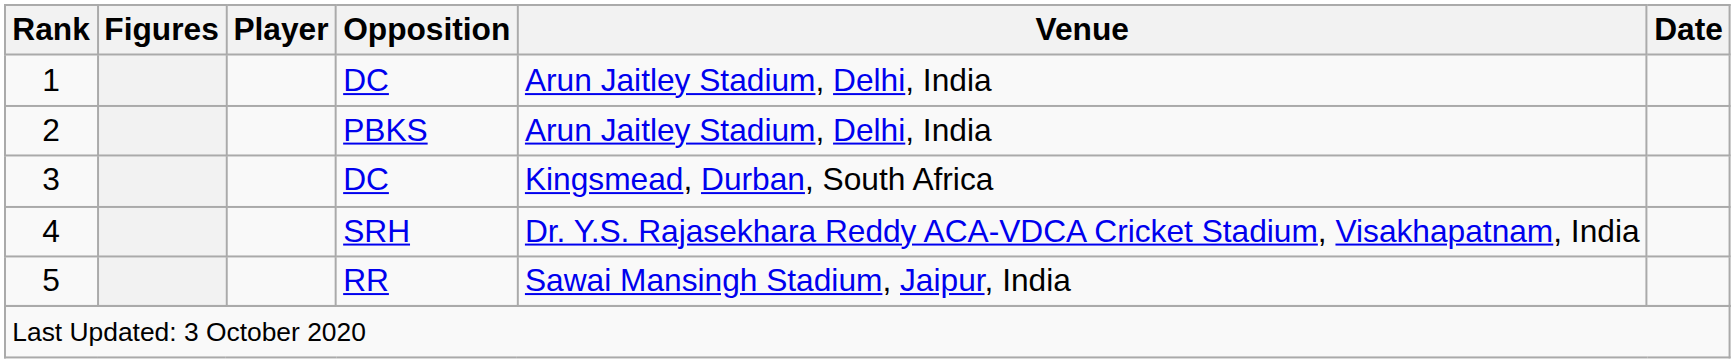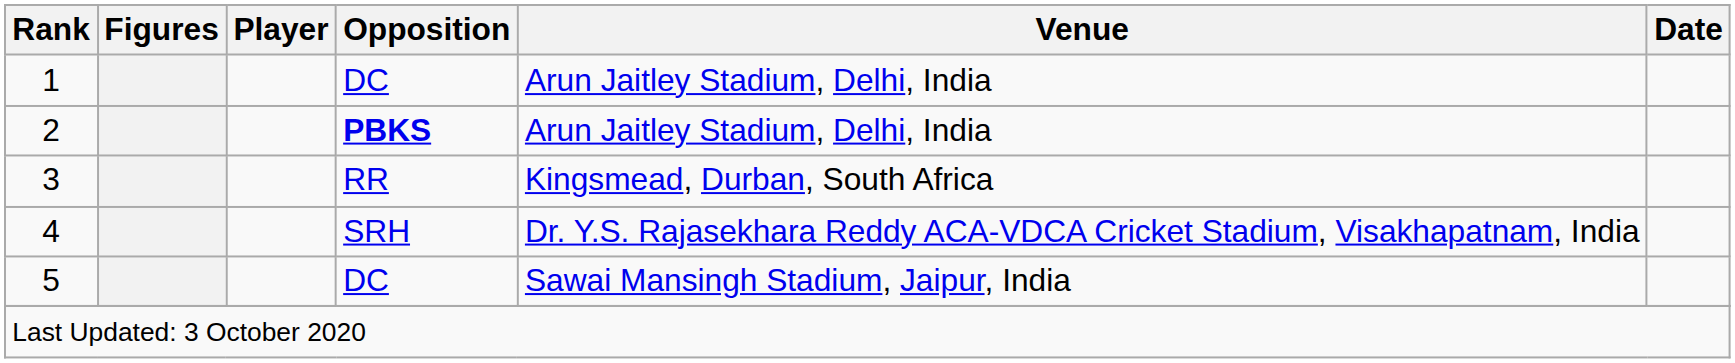(385, 130) normal -> (387, 130) bold
(366, 180) DC -> (366, 180) RR
(366, 280) RR -> (366, 280) DC
